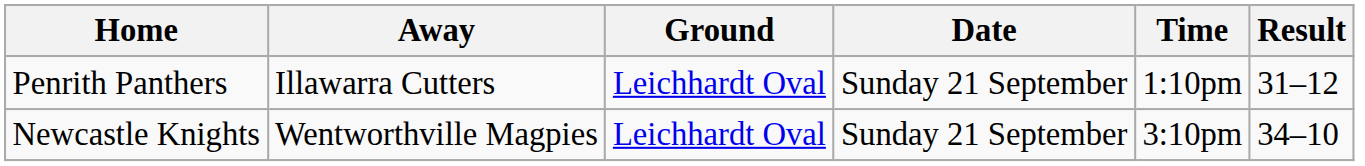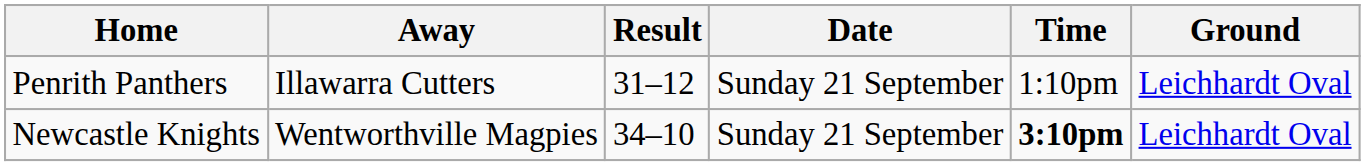columns swapped: (719, 30) <-> (1302, 30)
(1192, 133) normal -> (1071, 133) bold
